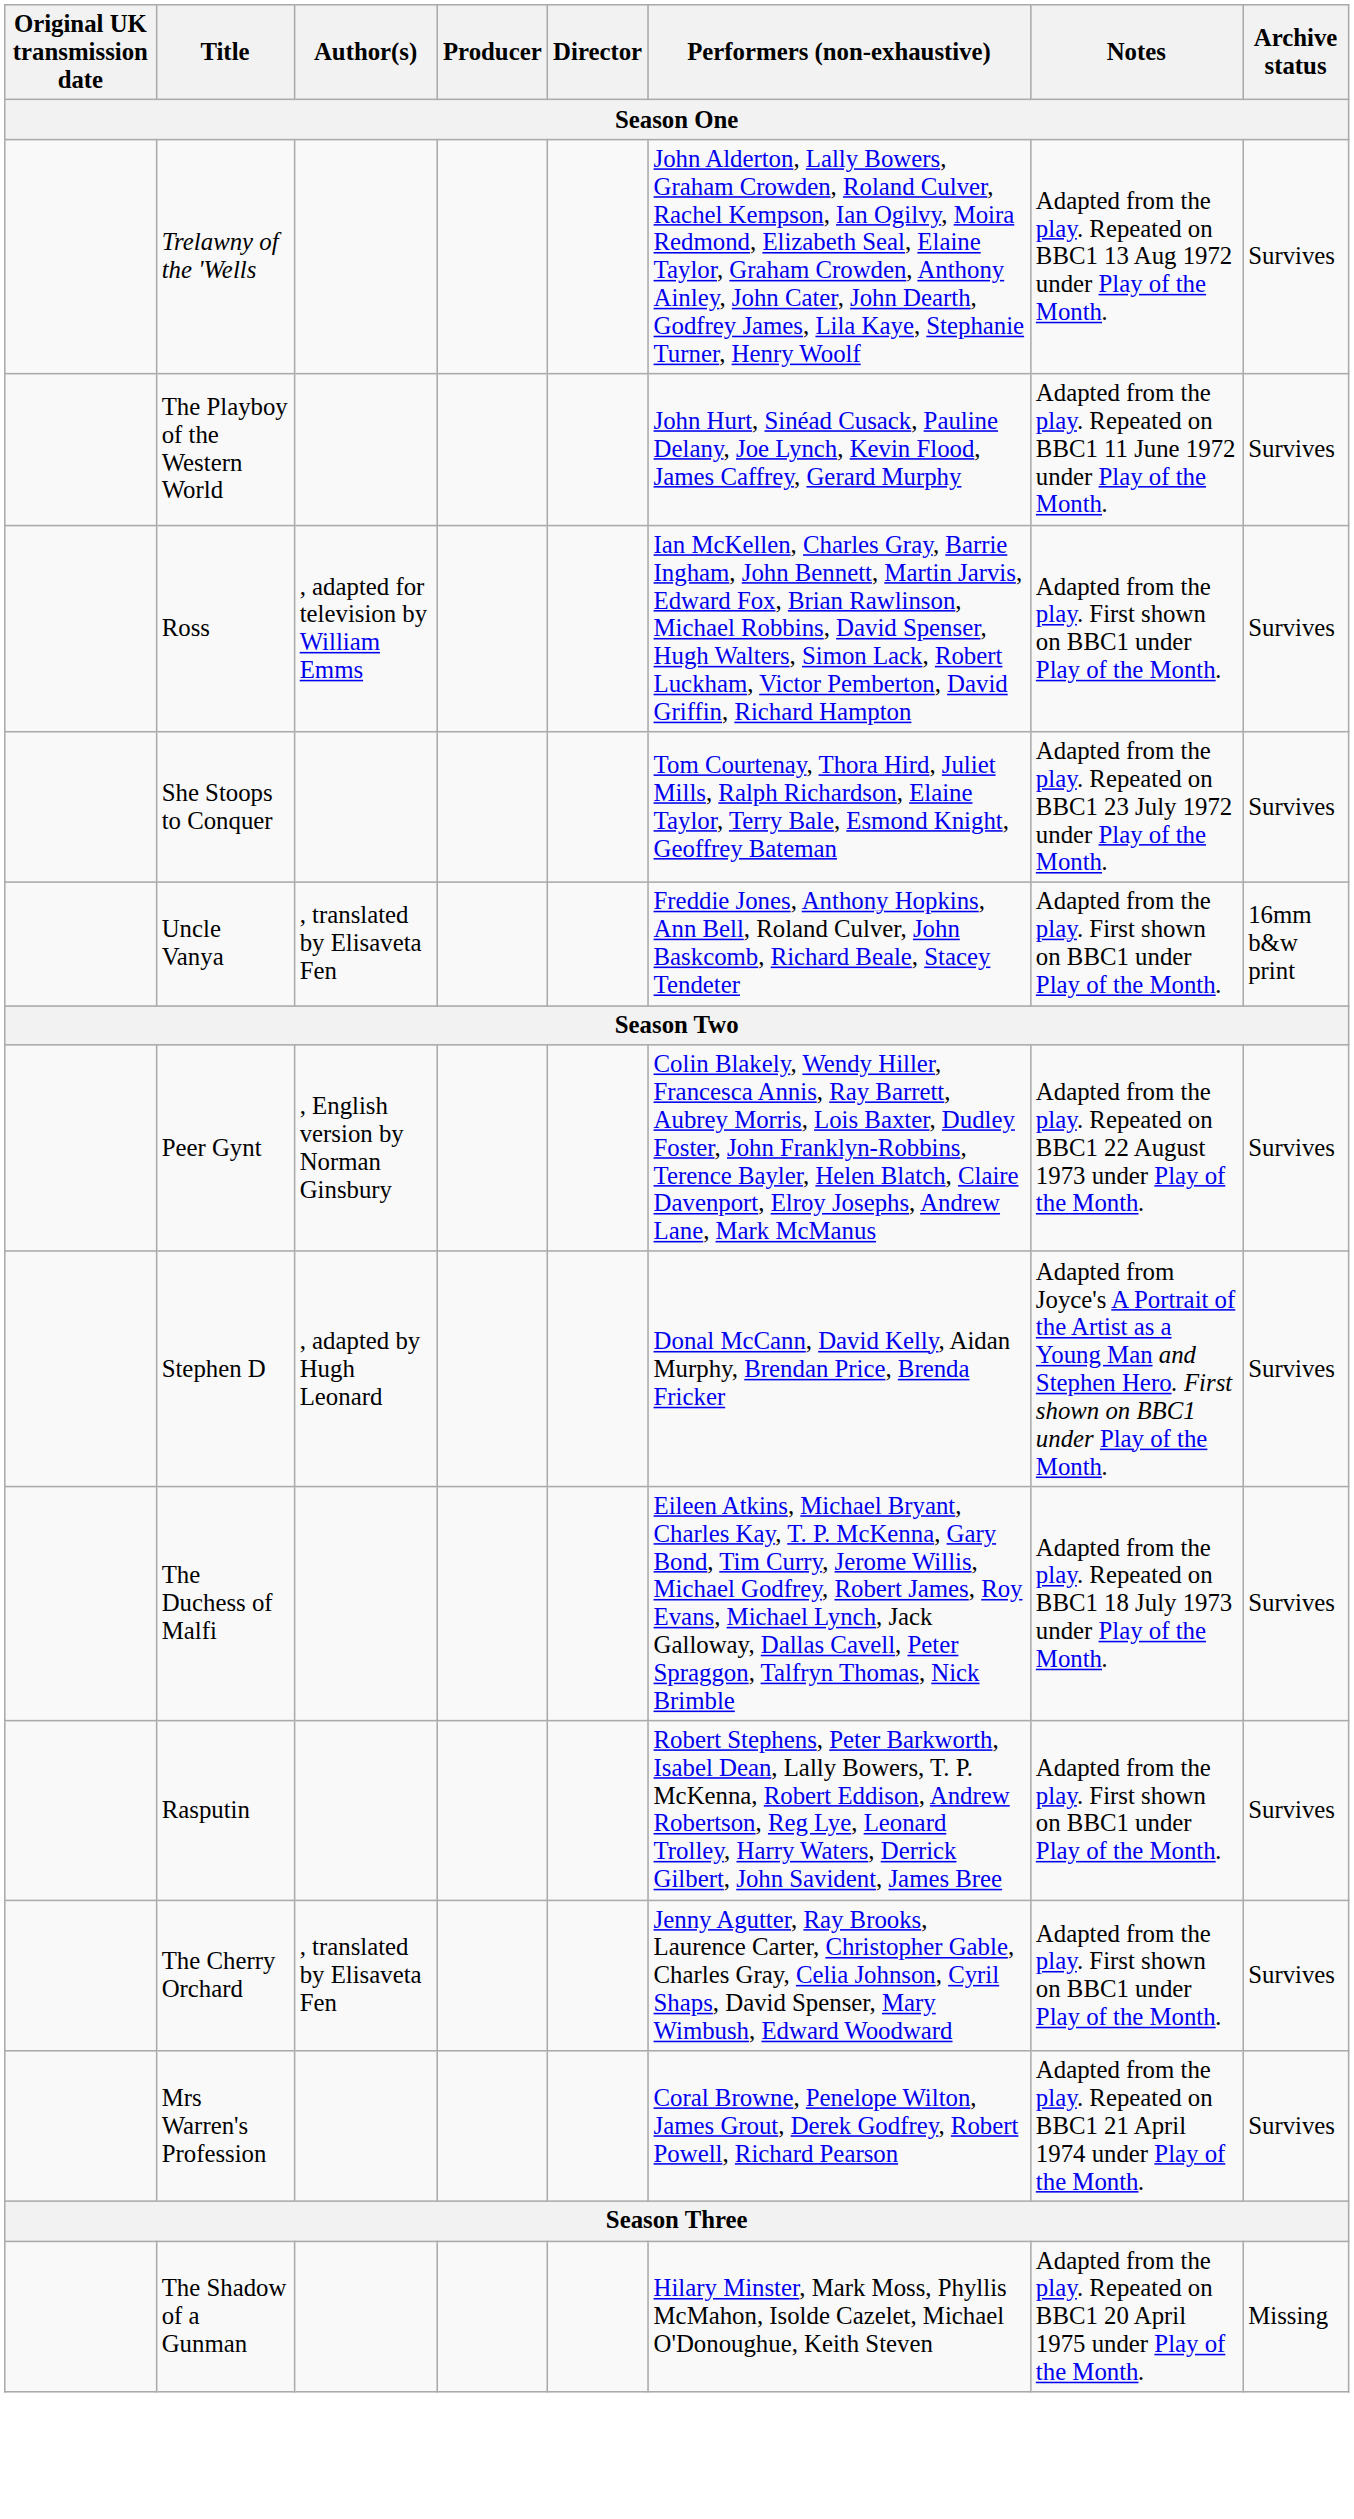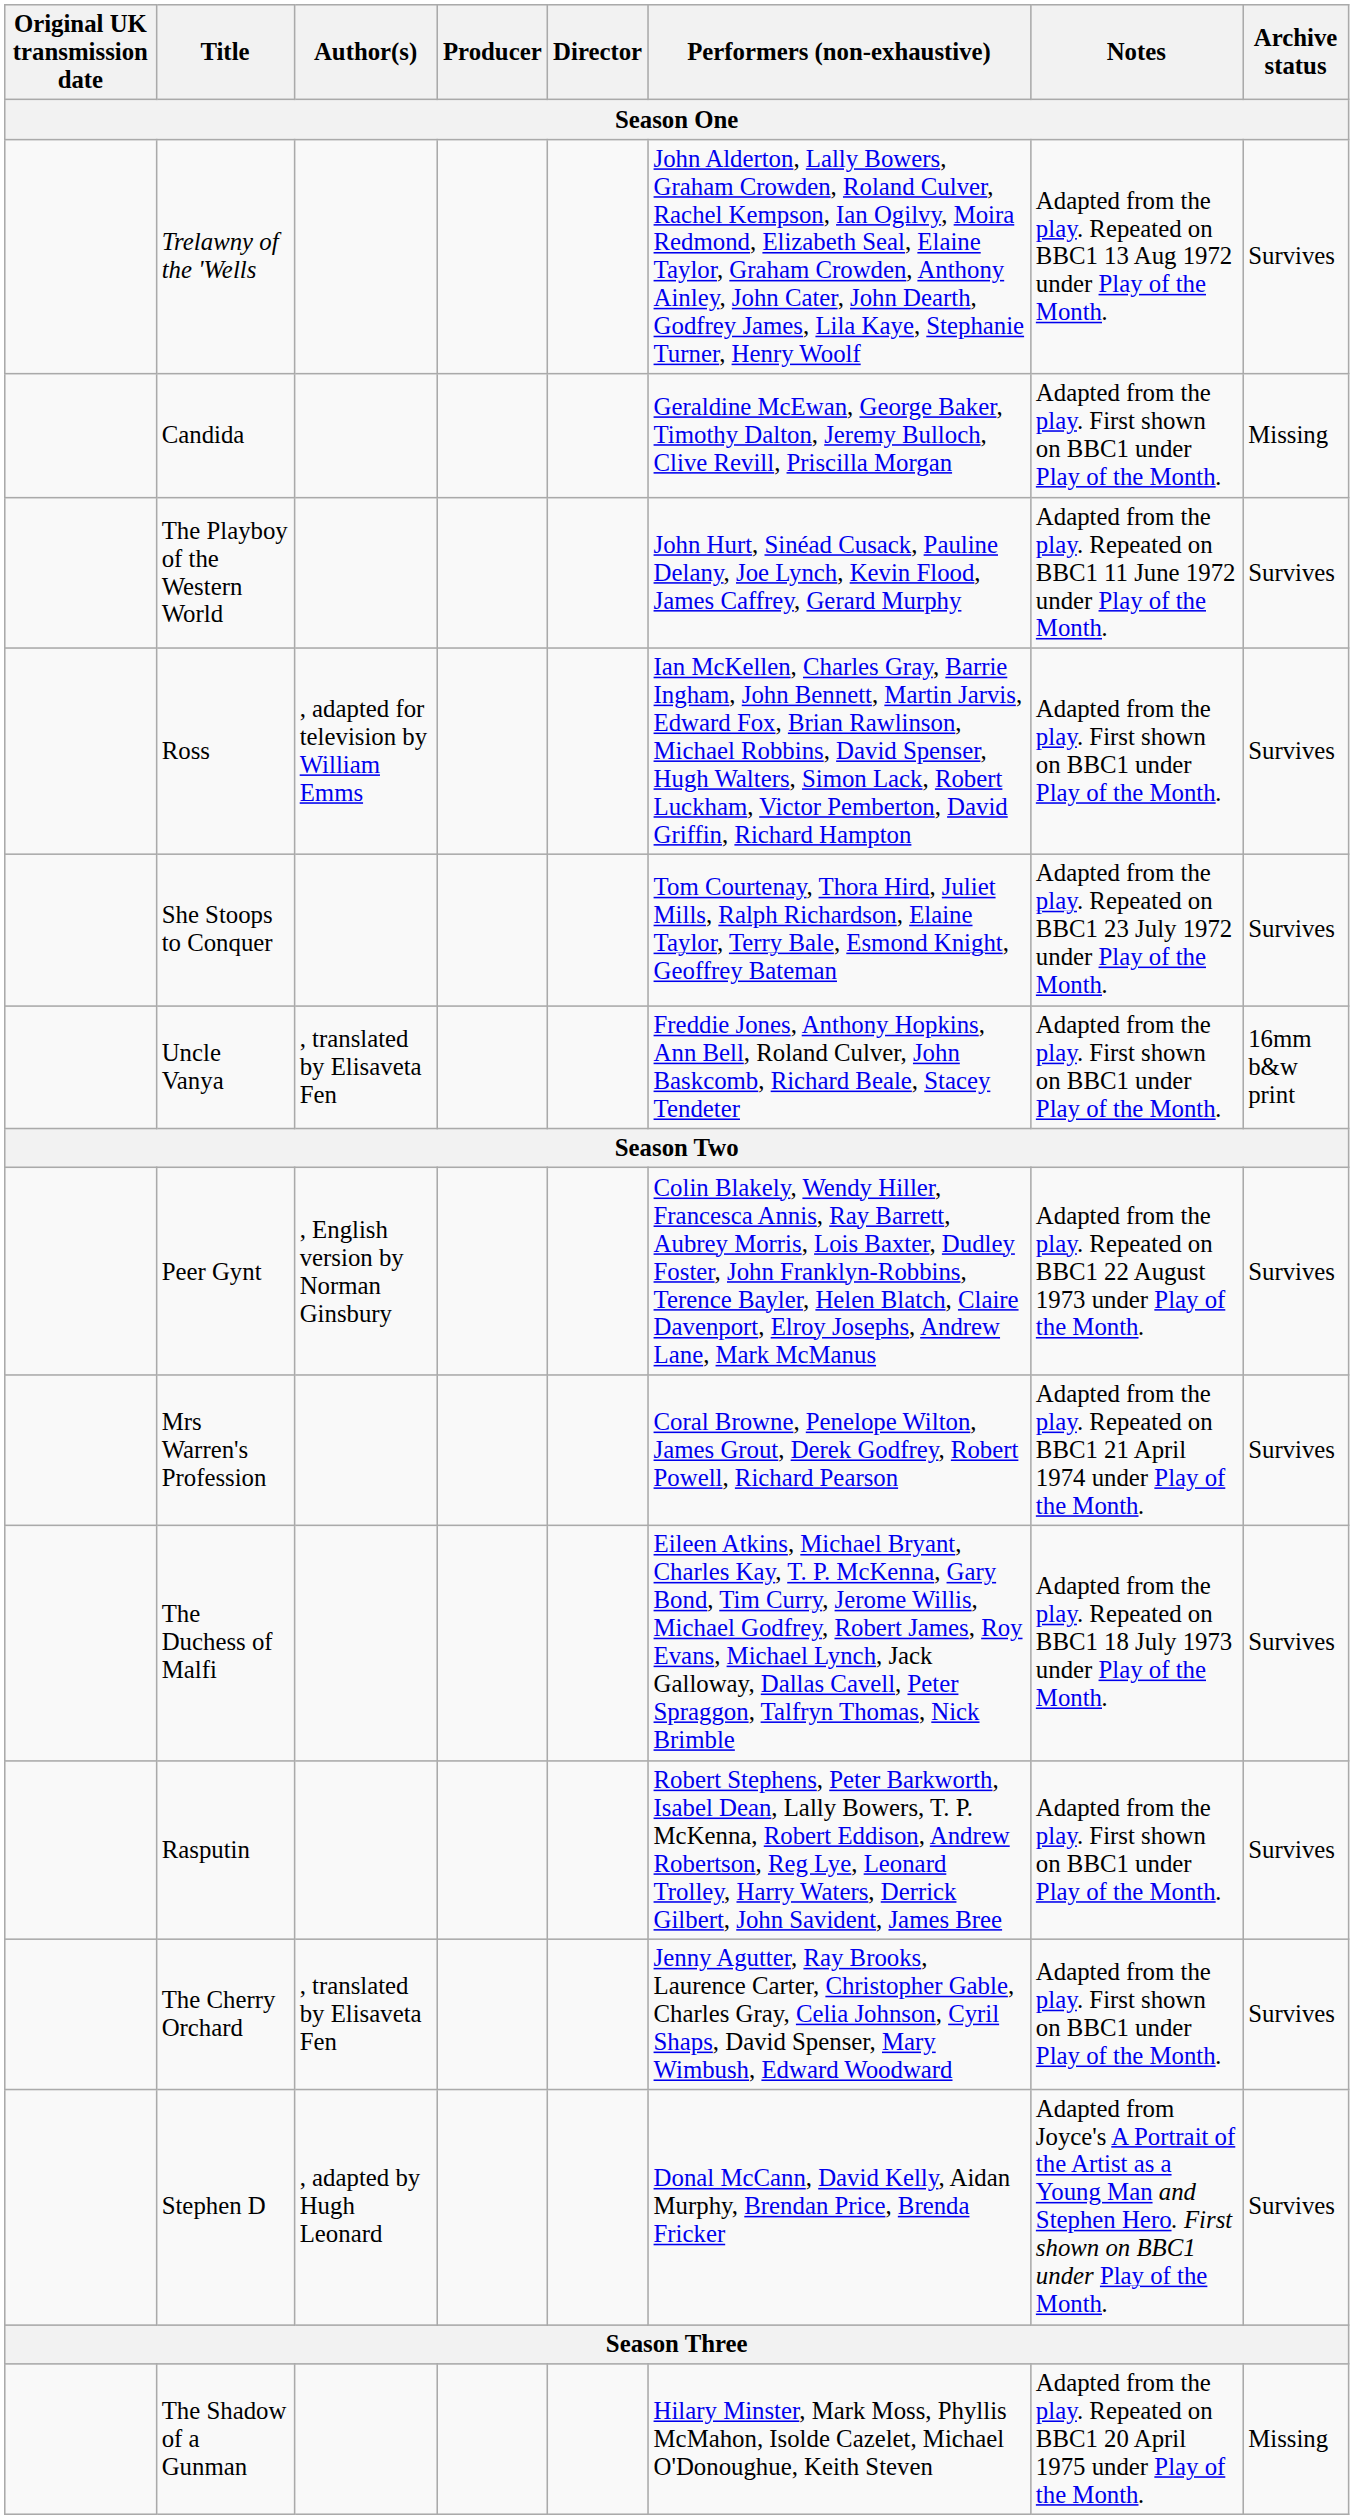+ row: (203, 435)
rows swapped: (214, 2125) <-> (214, 1368)
